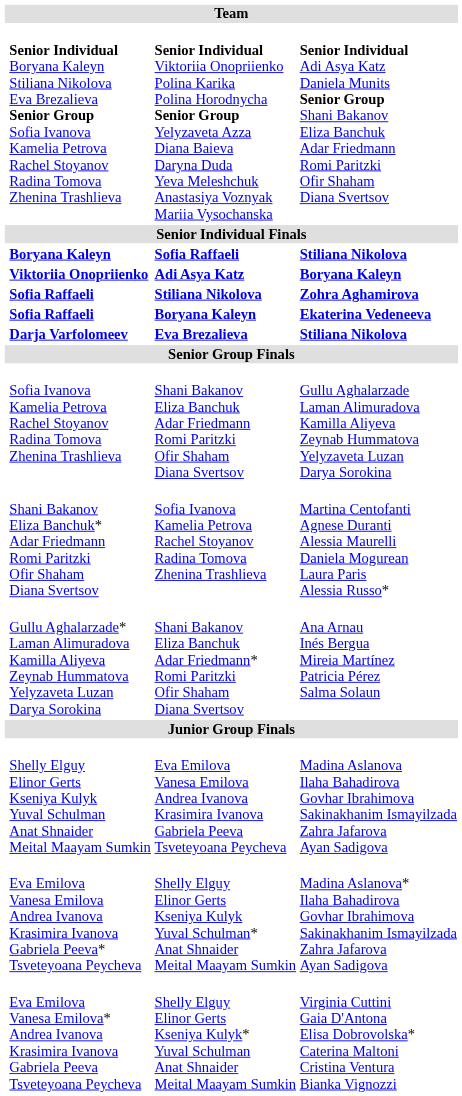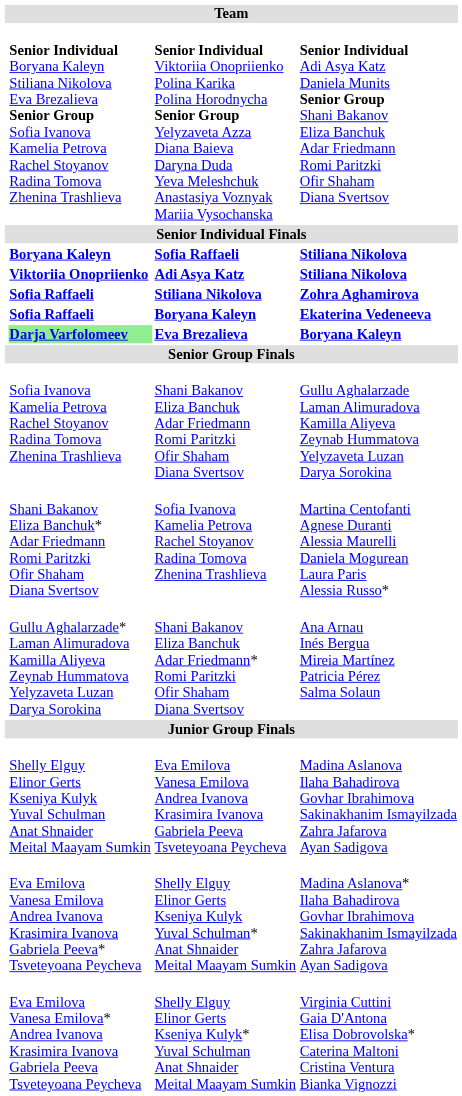(350, 274) Boryana Kaleyn -> (353, 274) Stiliana Nikolova
(69, 334) no background -> (69, 334) lightgreen background
(353, 334) Stiliana Nikolova -> (350, 334) Boryana Kaleyn
